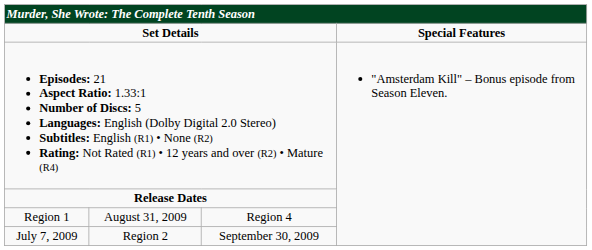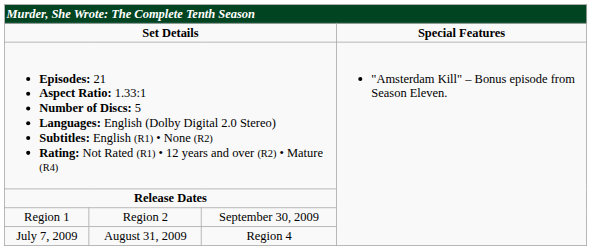(145, 217) August 31, 2009 -> (145, 217) Region 2
(269, 217) Region 4 -> (269, 217) September 30, 2009
(145, 236) Region 2 -> (145, 236) August 31, 2009
(269, 236) September 30, 2009 -> (269, 236) Region 4
